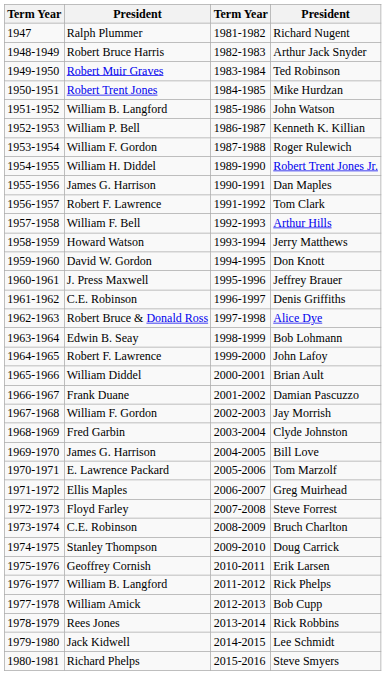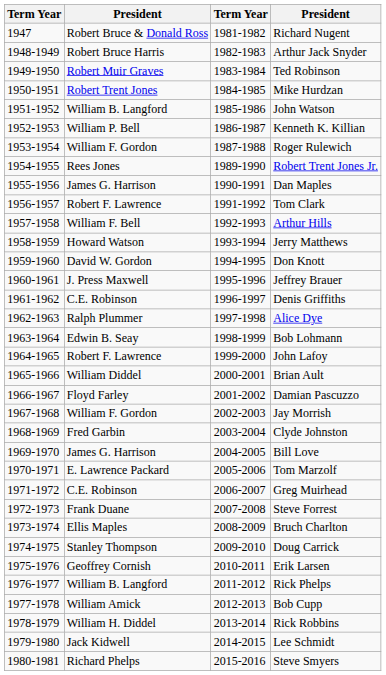(105, 33) Ralph Plummer -> (137, 33) Robert Bruce & Donald Ross
(111, 166) William H. Diddel -> (93, 166) Rees Jones
(137, 318) Robert Bruce & Donald Ross -> (105, 318) Ralph Plummer
(98, 394) Frank Duane -> (98, 394) Floyd Farley
(97, 489) Ellis Maples -> (102, 489) C.E. Robinson
(98, 508) Floyd Farley -> (98, 508) Frank Duane
(102, 527) C.E. Robinson -> (97, 527) Ellis Maples
(93, 623) Rees Jones -> (111, 623) William H. Diddel
